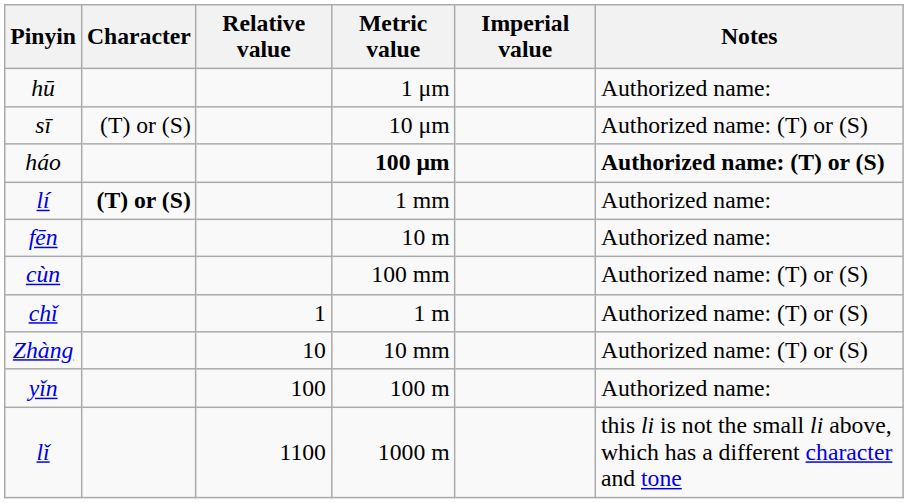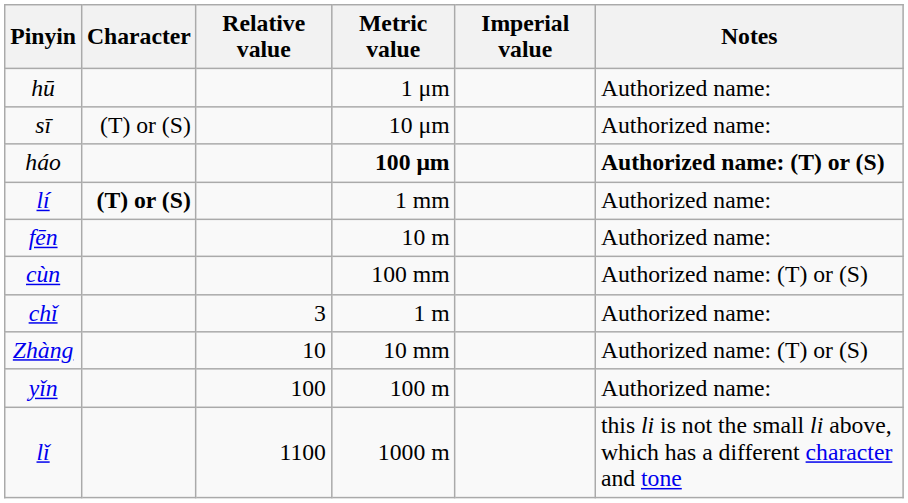(734, 125) Authorized name: (T) or (S) -> (686, 125) Authorized name:
(320, 312) 1 -> (320, 312) 3
(734, 312) Authorized name: (T) or (S) -> (686, 312) Authorized name:
